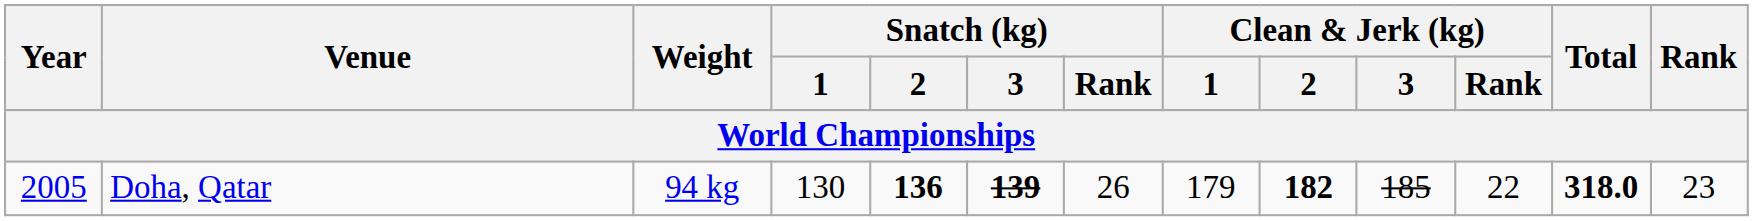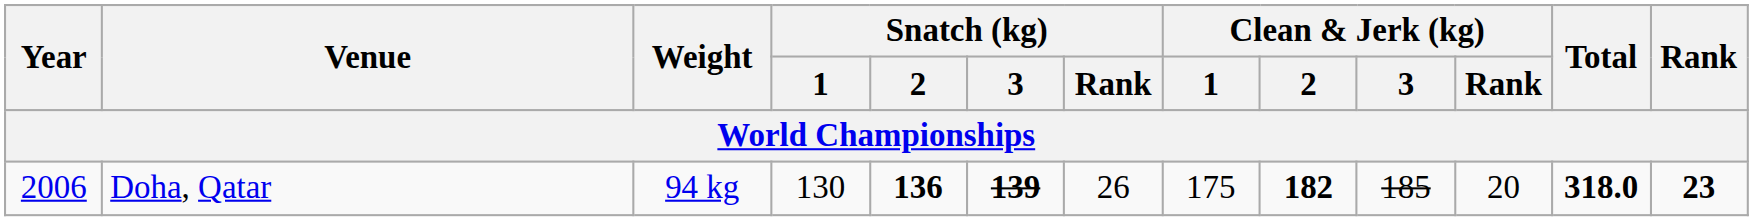(54, 187) 2005 -> (54, 187) 2006
(1211, 187) 179 -> (1211, 187) 175
(1504, 187) 22 -> (1504, 187) 20
(1699, 187) normal -> (1699, 187) bold
